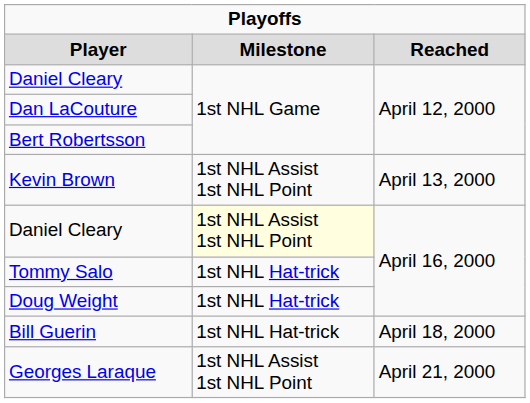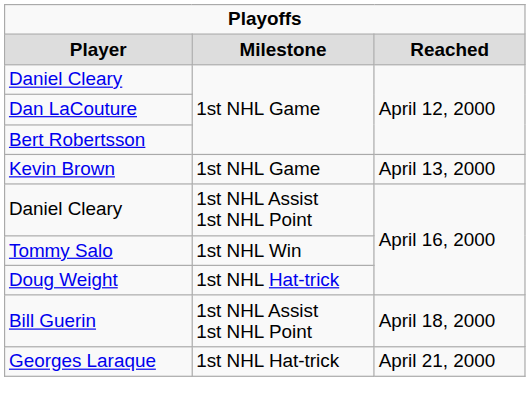(257, 179) 1st NHL Assist 1st NHL Point -> (258, 169) 1st NHL Game
(257, 230) lightyellow background -> (257, 209) no background
(268, 271) 1st NHL Hat-trick -> (249, 250) 1st NHL Win
(268, 331) 1st NHL Hat-trick -> (257, 320) 1st NHL Assist 1st NHL Point
(257, 371) 1st NHL Assist 1st NHL Point -> (268, 361) 1st NHL Hat-trick
